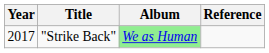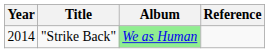(21, 36) 2017 -> (21, 36) 2014
